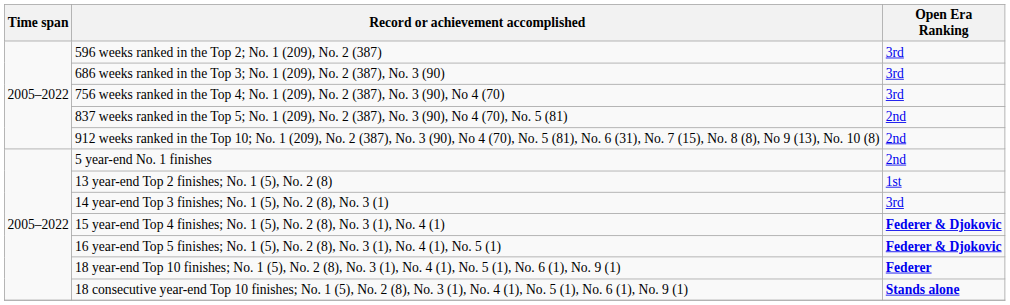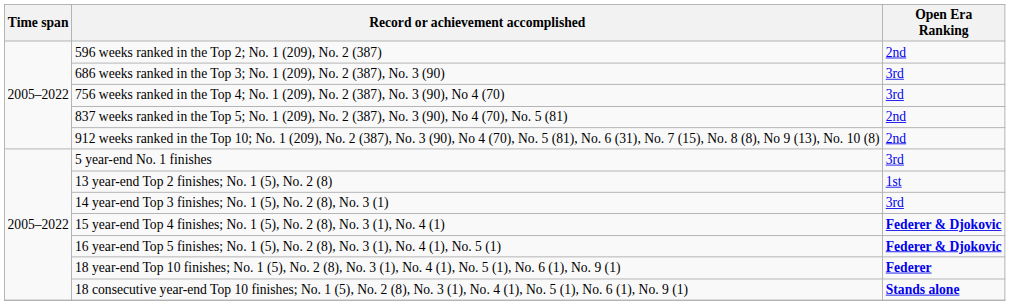(895, 52) 3rd -> (896, 52) 2nd
(896, 159) 2nd -> (895, 159) 3rd
